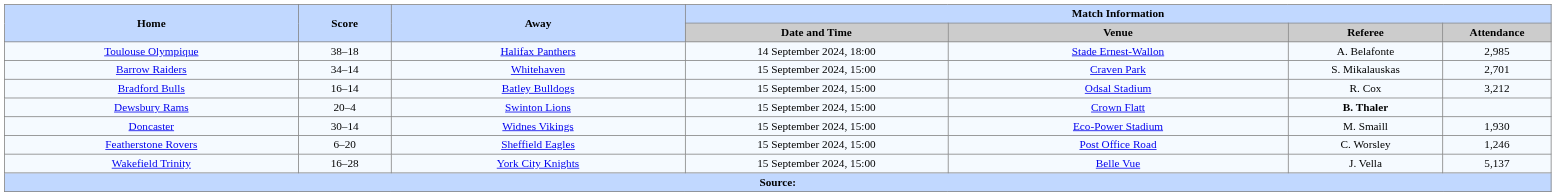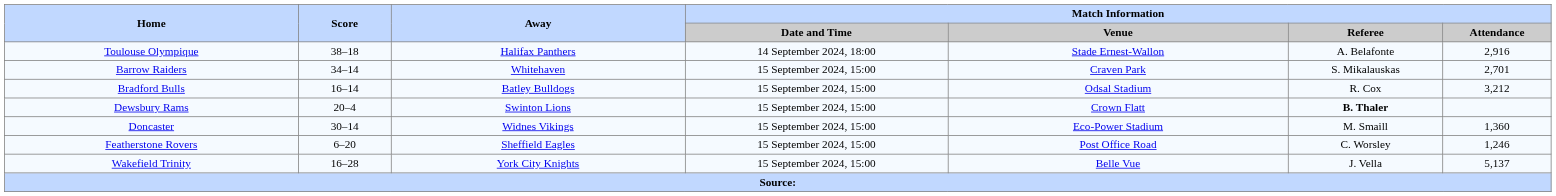(1497, 51) 2,985 -> (1497, 51) 2,916
(1497, 126) 1,930 -> (1497, 126) 1,360
